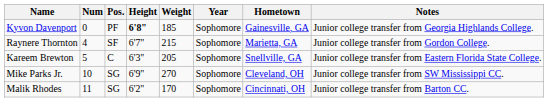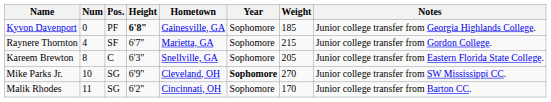columns swapped: (176, 12) <-> (277, 12)
(85, 58) 5 -> (85, 58) 8
(218, 74) normal -> (253, 74) bold
